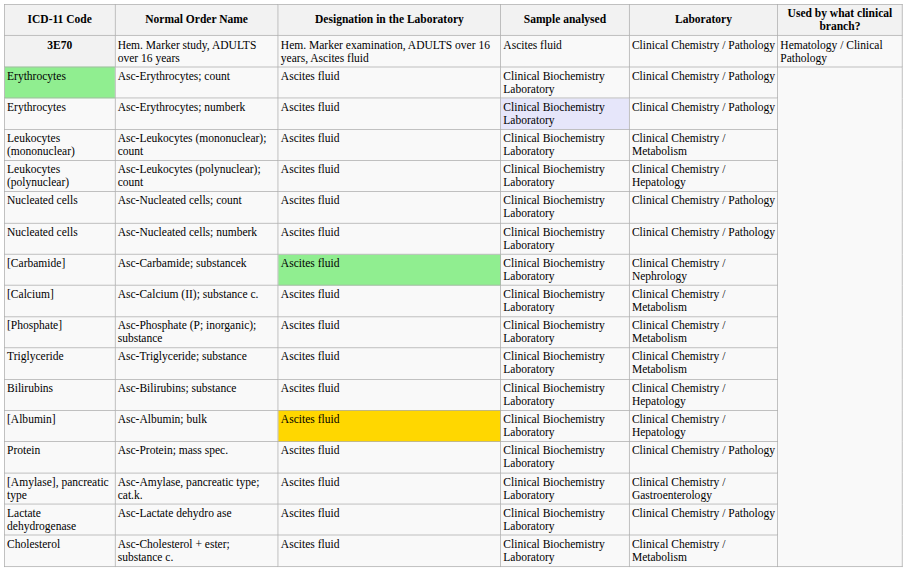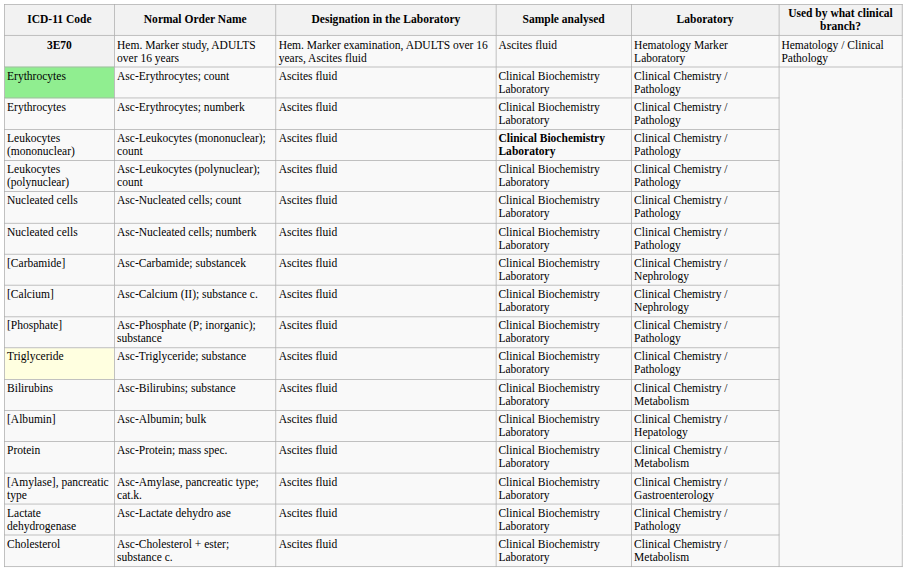(703, 44) Clinical Chemistry / Pathology -> (681, 51) Hematology Marker Laboratory
(554, 113) lavender background -> (549, 113) no background
(554, 145) normal -> (552, 145) bold
(679, 145) Clinical Chemistry / Metabolism -> (681, 145) Clinical Chemistry / Pathology
(679, 176) Clinical Chemistry / Hepatology -> (681, 176) Clinical Chemistry / Pathology
(310, 263) lightgreen background -> (308, 263) no background
(679, 301) Clinical Chemistry / Metabolism -> (681, 301) Clinical Chemistry / Nephrology
(679, 332) Clinical Chemistry / Metabolism -> (681, 332) Clinical Chemistry / Pathology
(35, 357) no background -> (35, 357) lightyellow background
(679, 363) Clinical Chemistry / Metabolism -> (681, 363) Clinical Chemistry / Pathology
(679, 394) Clinical Chemistry / Hepatology -> (681, 394) Clinical Chemistry / Metabolism
(310, 419) gold background -> (308, 419) no background
(703, 450) Clinical Chemistry / Pathology -> (681, 457) Clinical Chemistry / Metabolism
